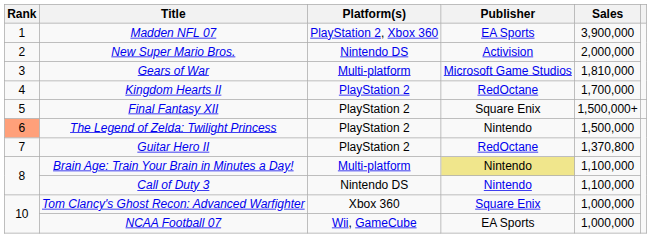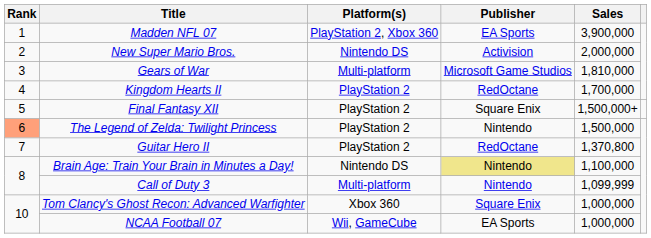(374, 166) Multi-platform -> (374, 166) Nintendo DS
(374, 185) Nintendo DS -> (374, 185) Multi-platform
(608, 185) 1,100,000 -> (608, 185) 1,099,999
